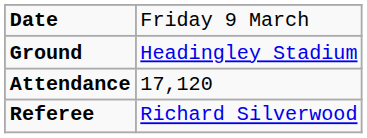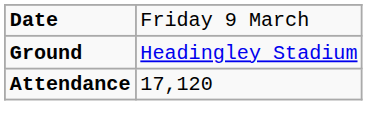- row: (52, 116)
